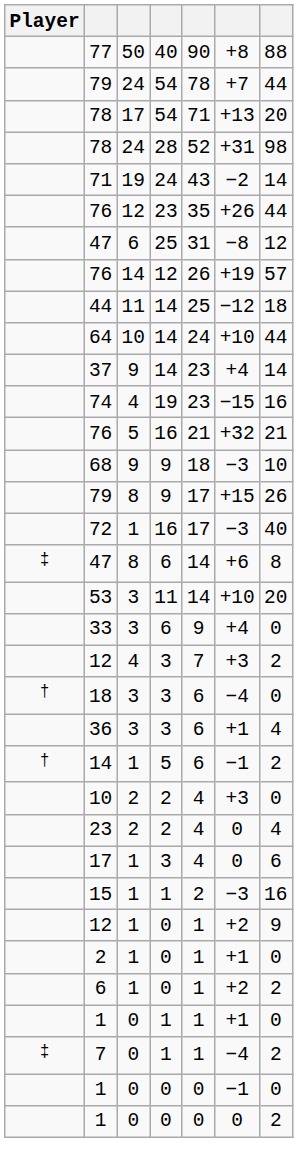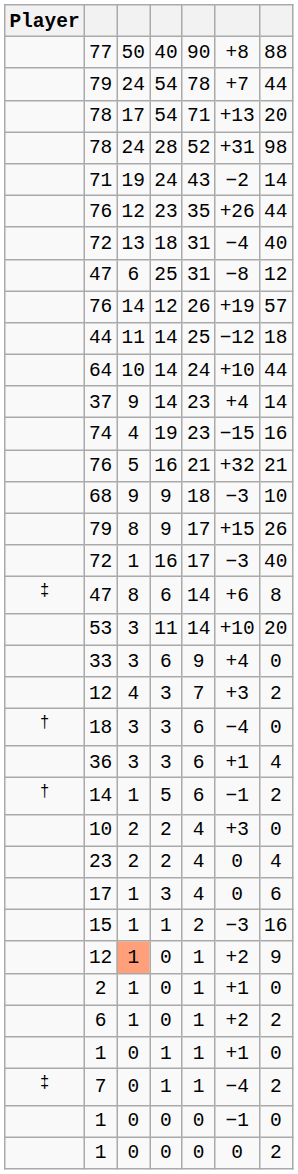+ row: (101, 243)
(133, 925) no background -> (133, 957) lightsalmon background
